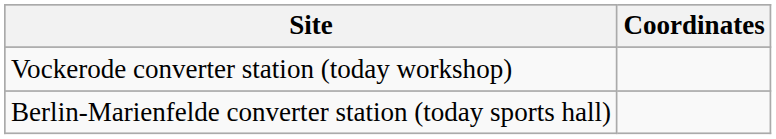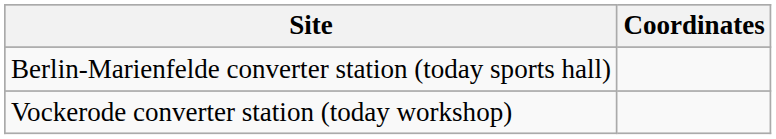rows swapped: (262, 68) <-> (311, 111)
